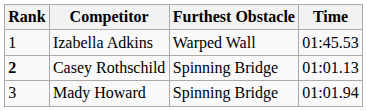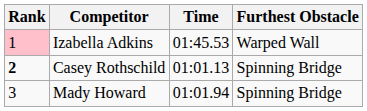columns swapped: (331, 17) <-> (234, 17)
(12, 42) no background -> (12, 42) pink background
